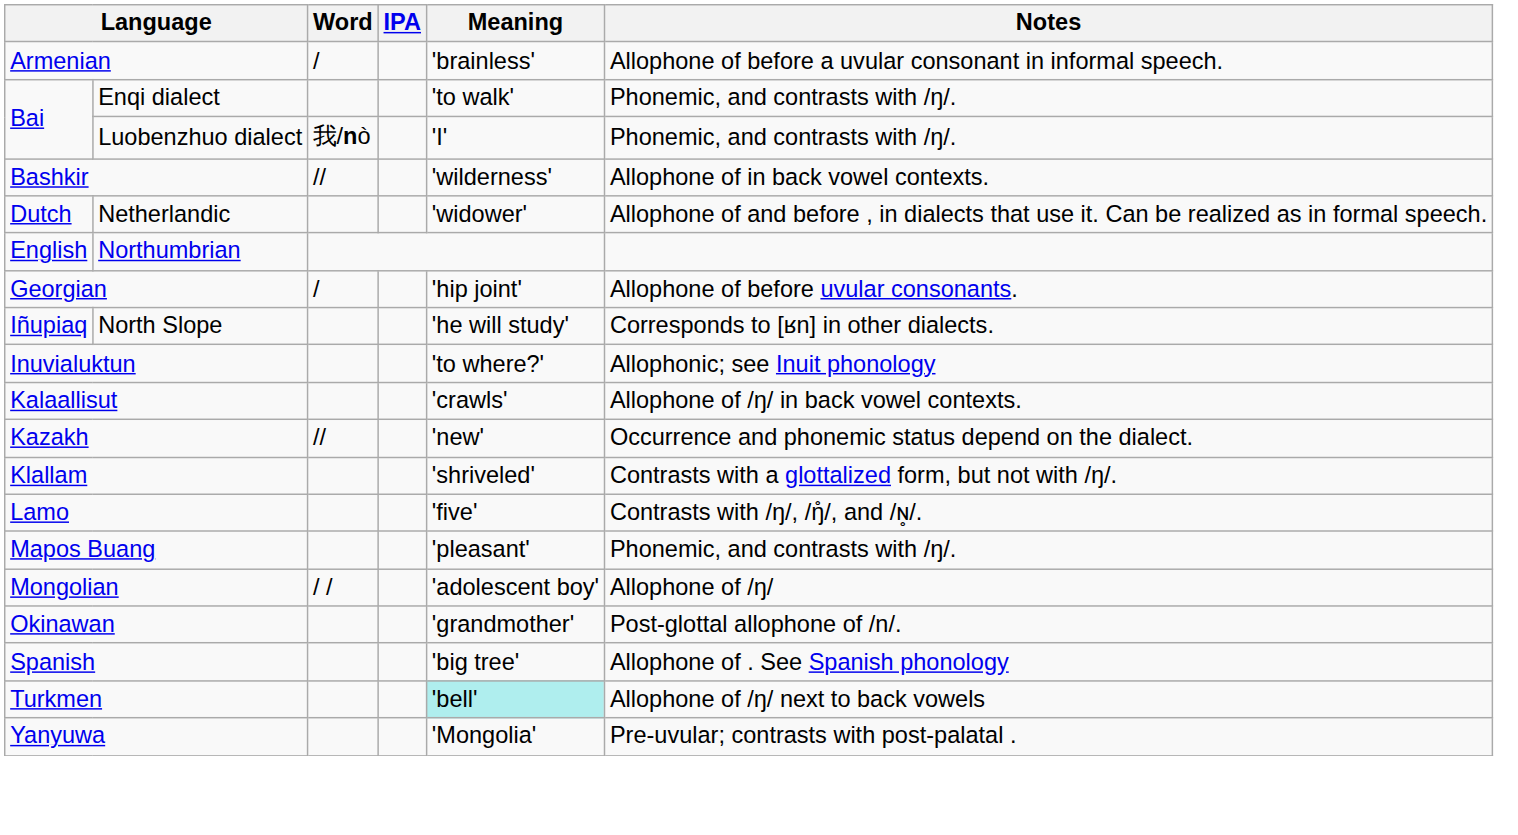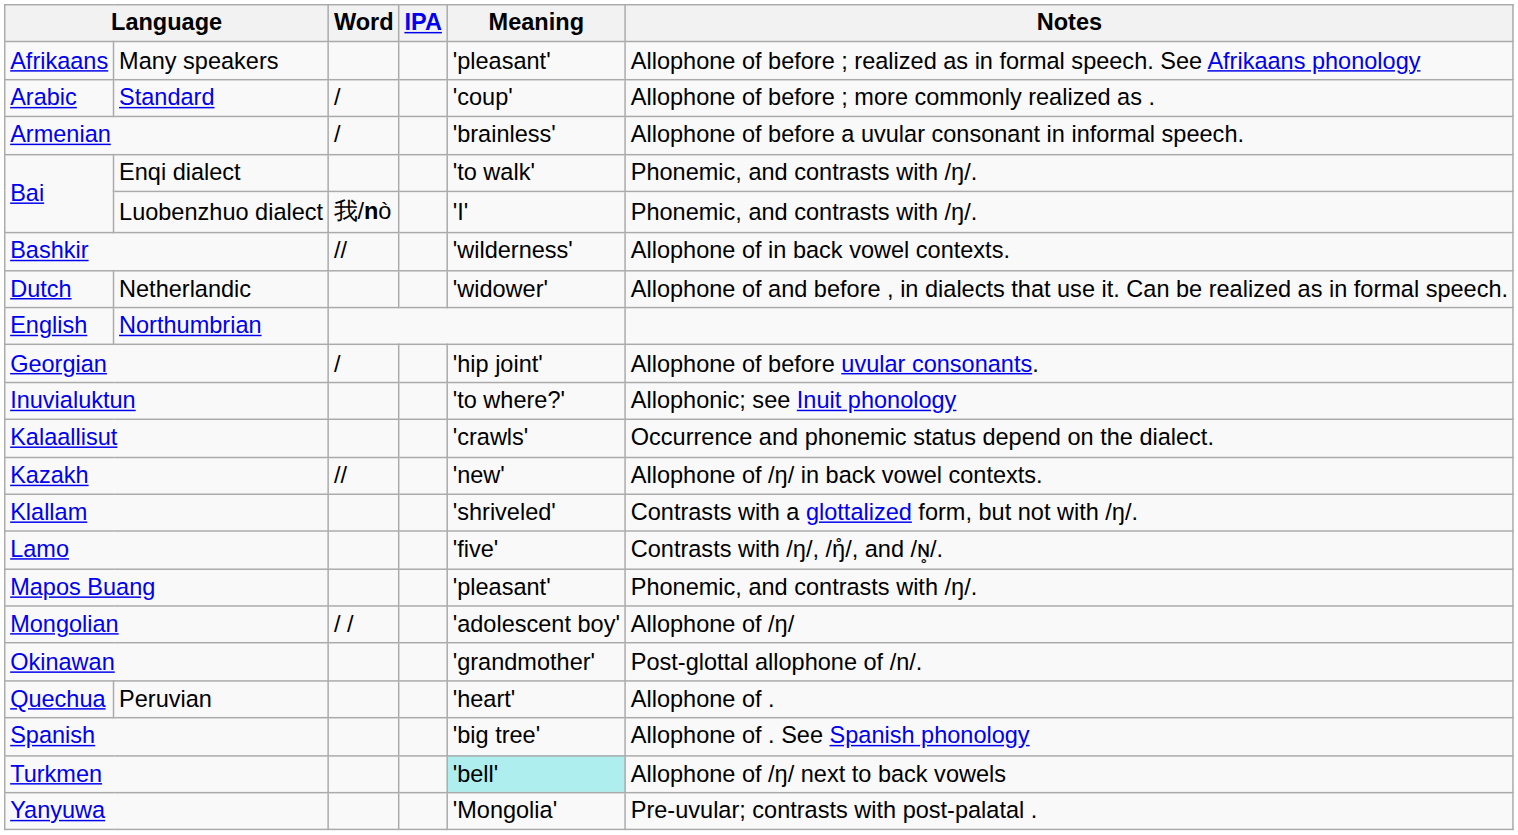+ row: (199, 60)
+ row: (167, 97)
- row: (160, 325)
(816, 400) Allophone of /ŋ/ in back vowel contexts. -> (922, 437) Occurrence and phonemic status depend on the dialect.
(901, 437) Occurrence and phonemic status depend on the dialect. -> (837, 475) Allophone of /ŋ/ in back vowel contexts.
+ row: (165, 698)
